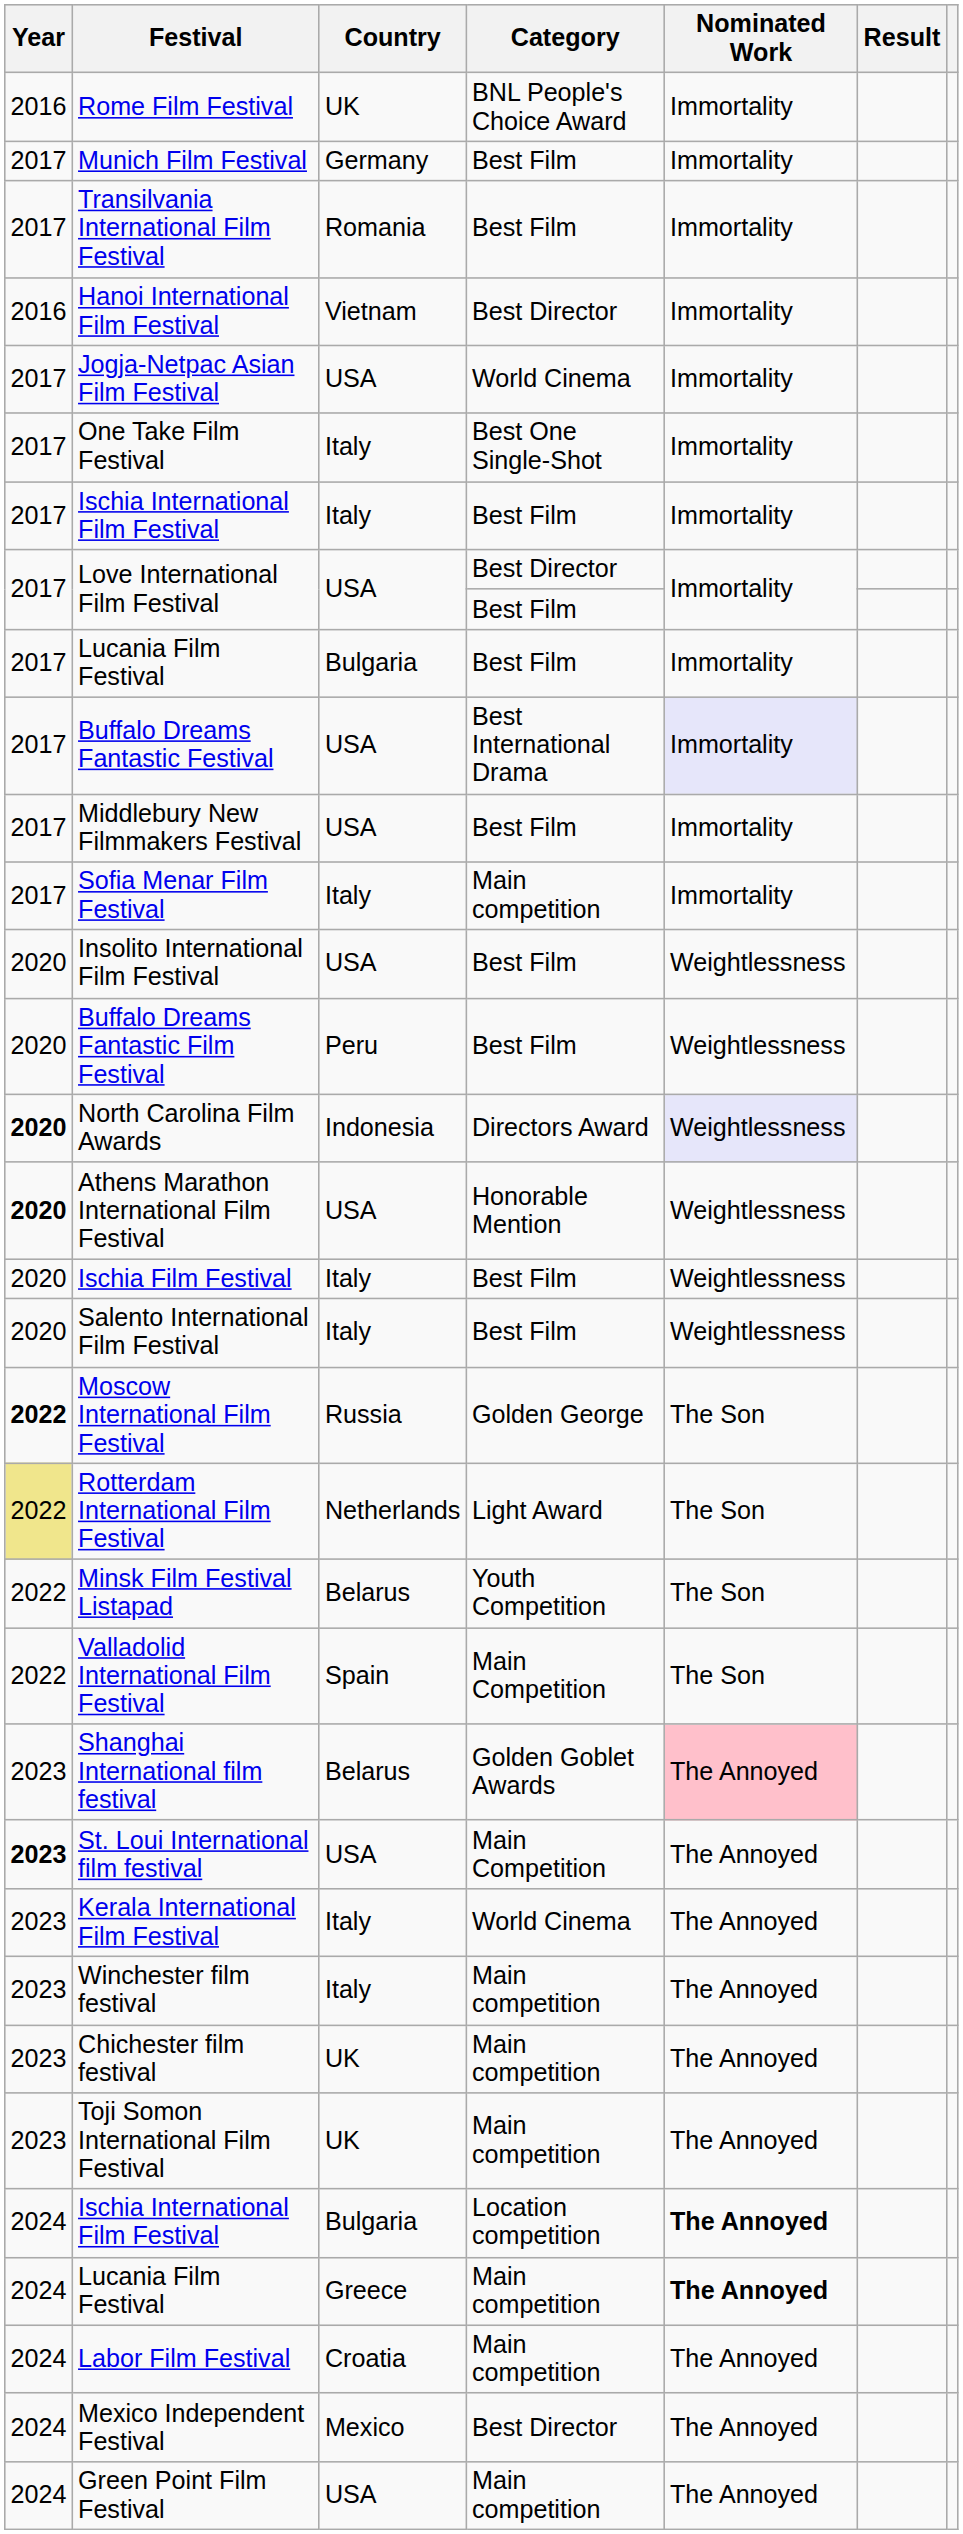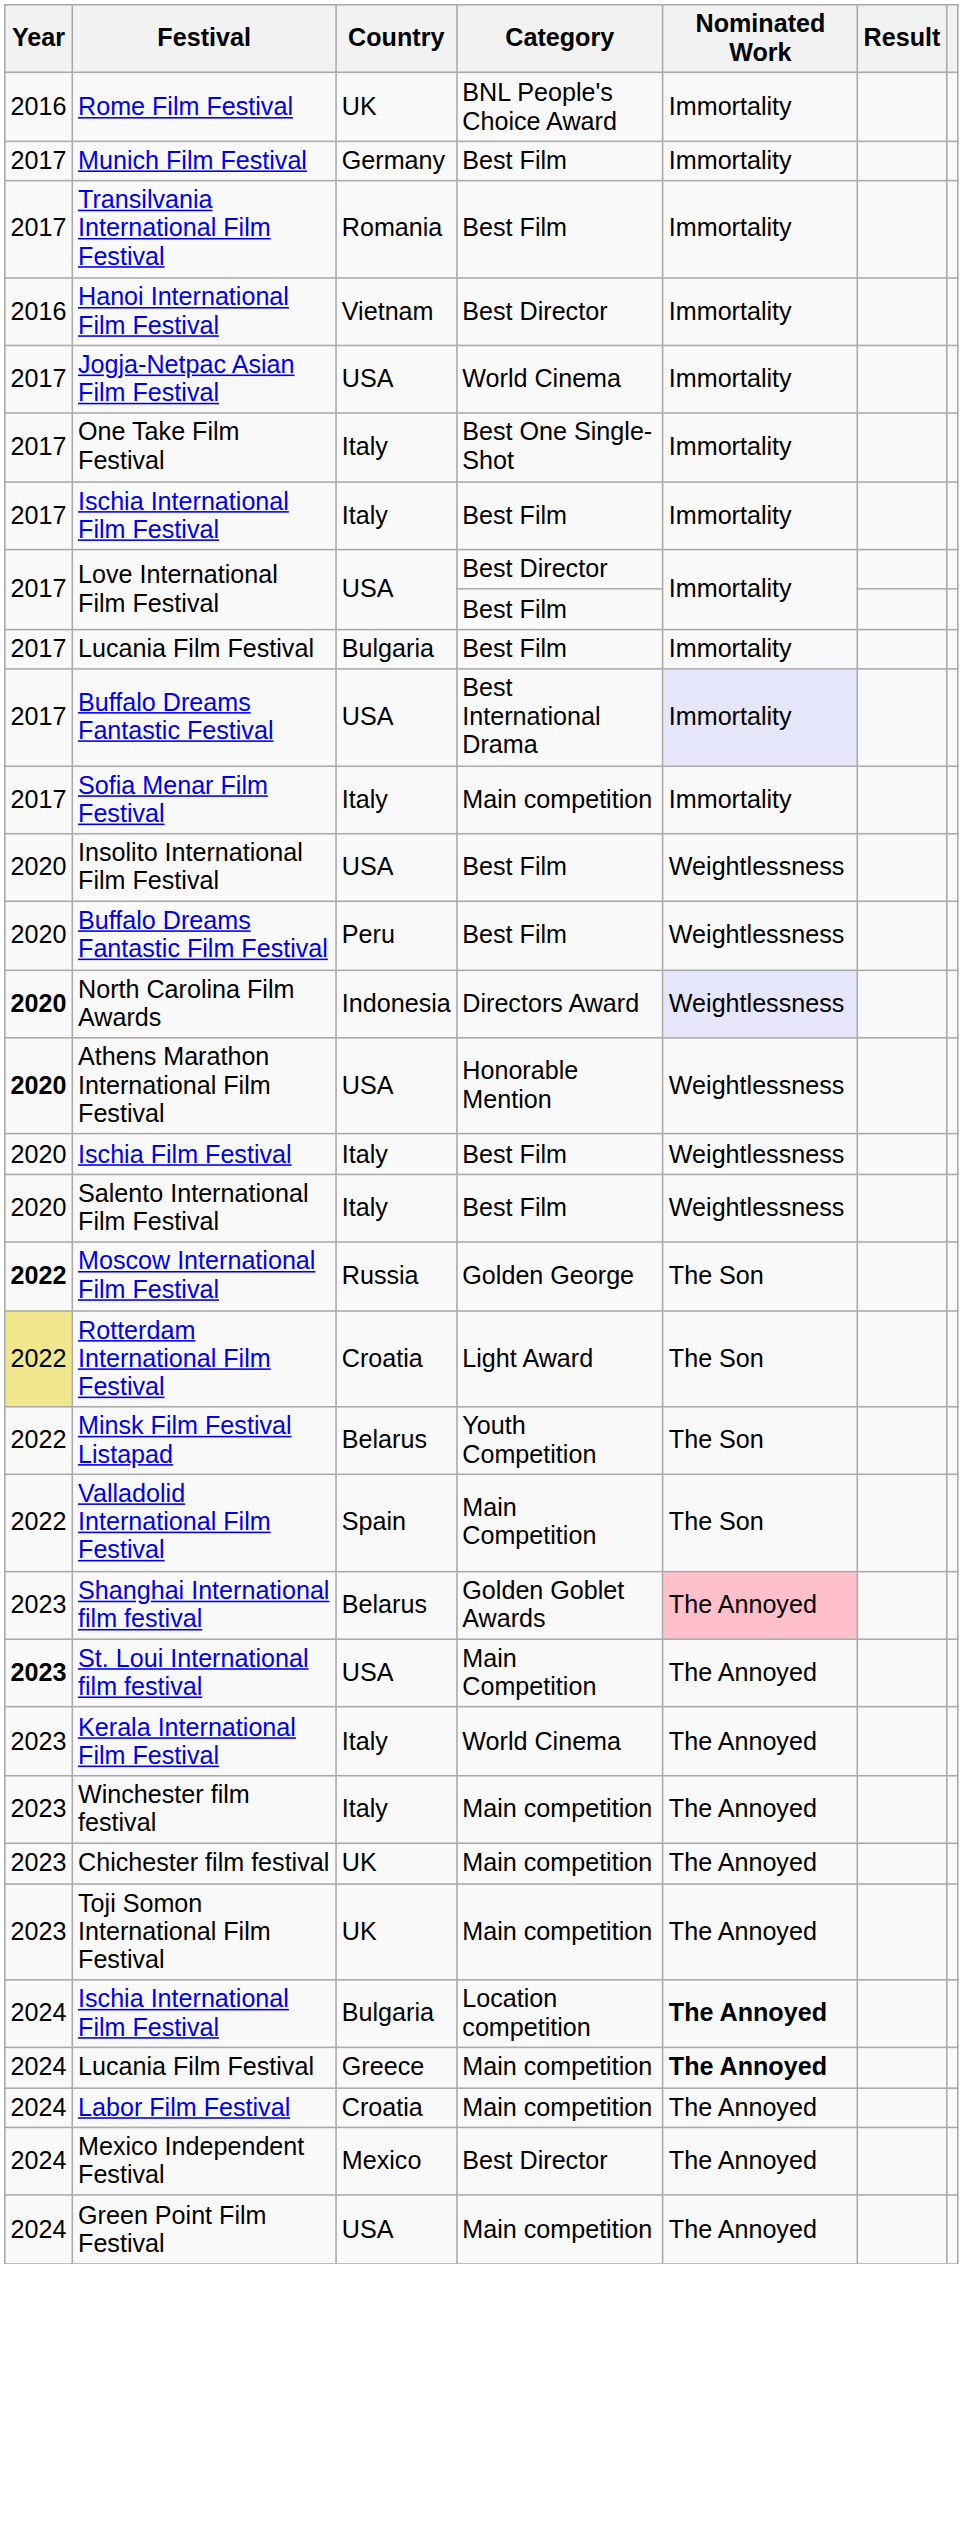- row: (190, 827)
(393, 1511) Netherlands -> (382, 1358) Croatia
